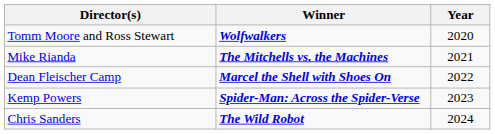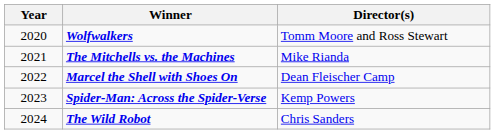columns swapped: (460, 14) <-> (110, 14)
